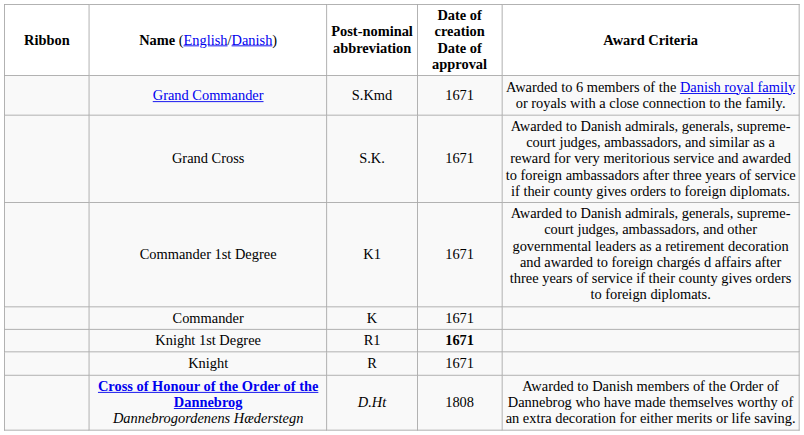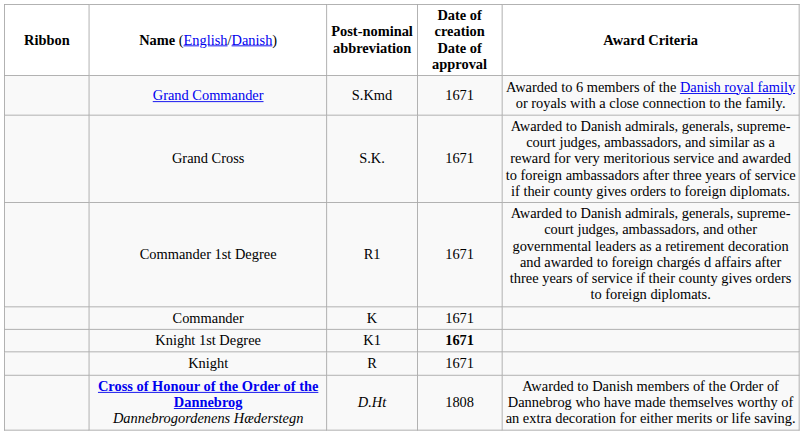(372, 254) K1 -> (372, 254) R1
(372, 340) R1 -> (372, 340) K1
